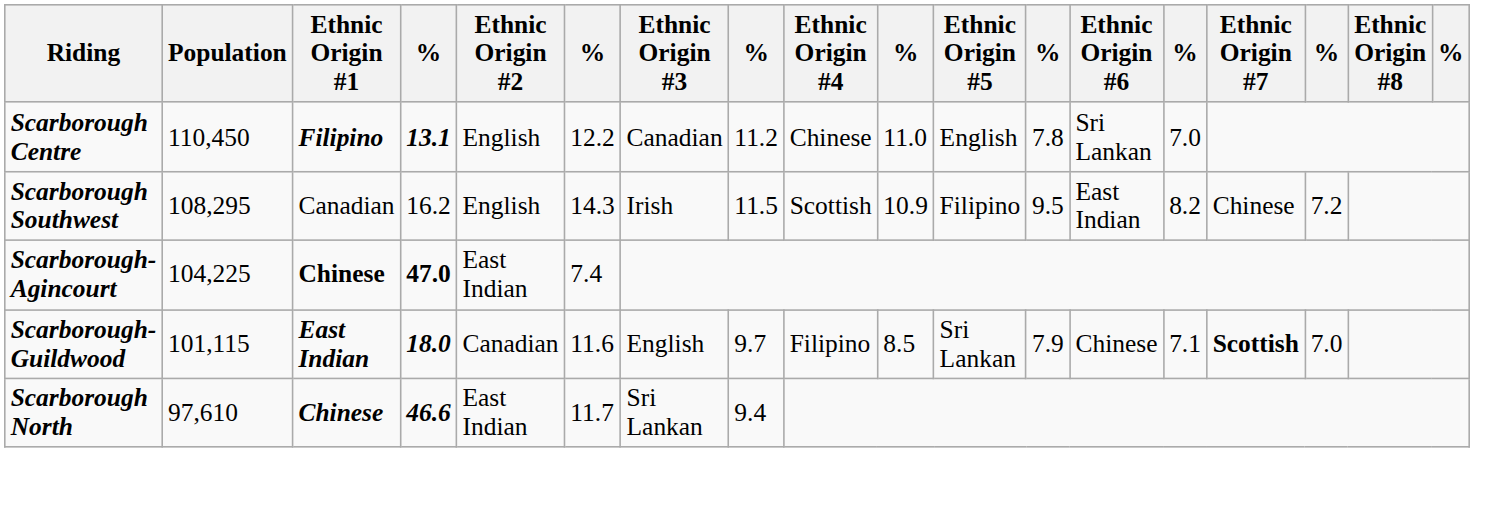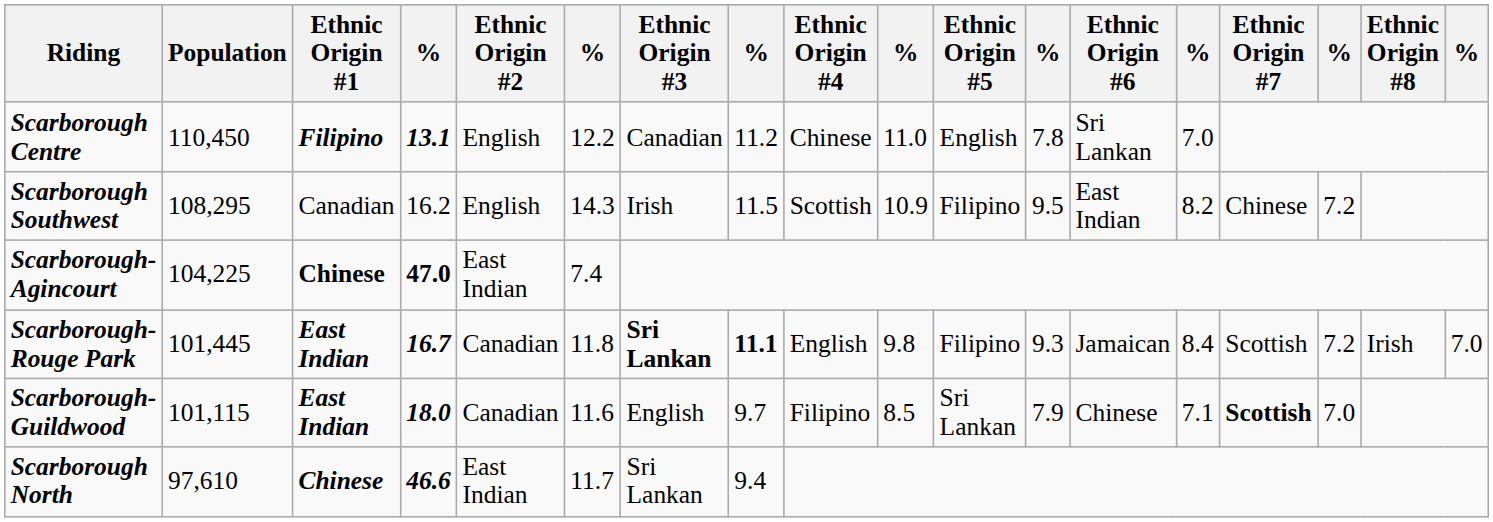+ row: (83, 343)
